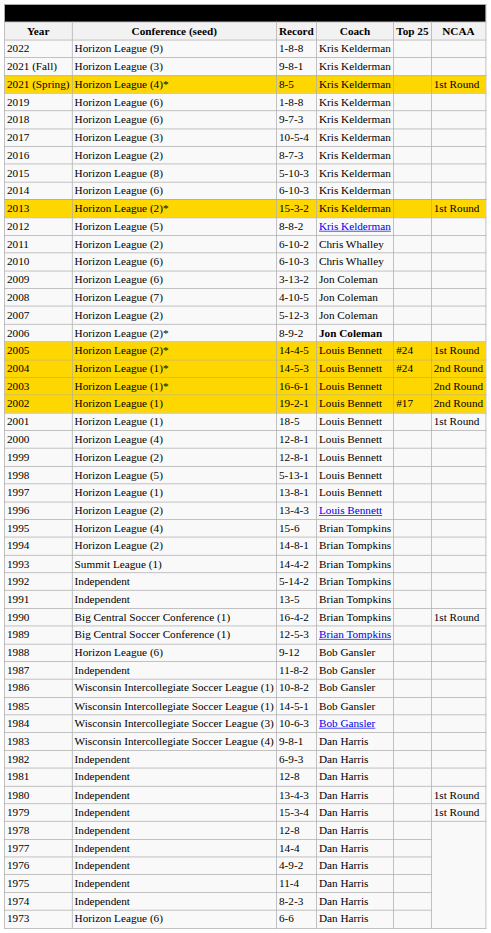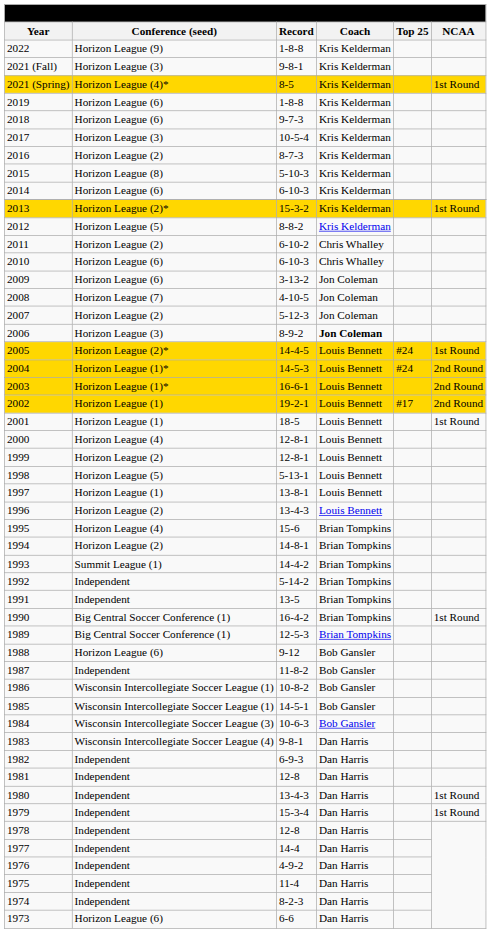(122, 333) Horizon League (2)* -> (119, 333) Horizon League (3)
